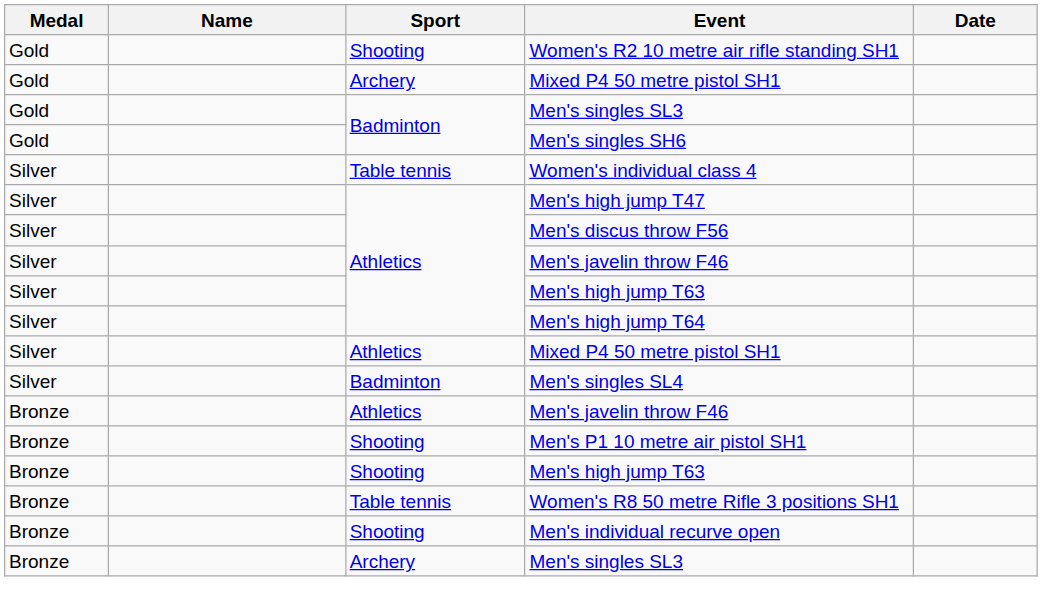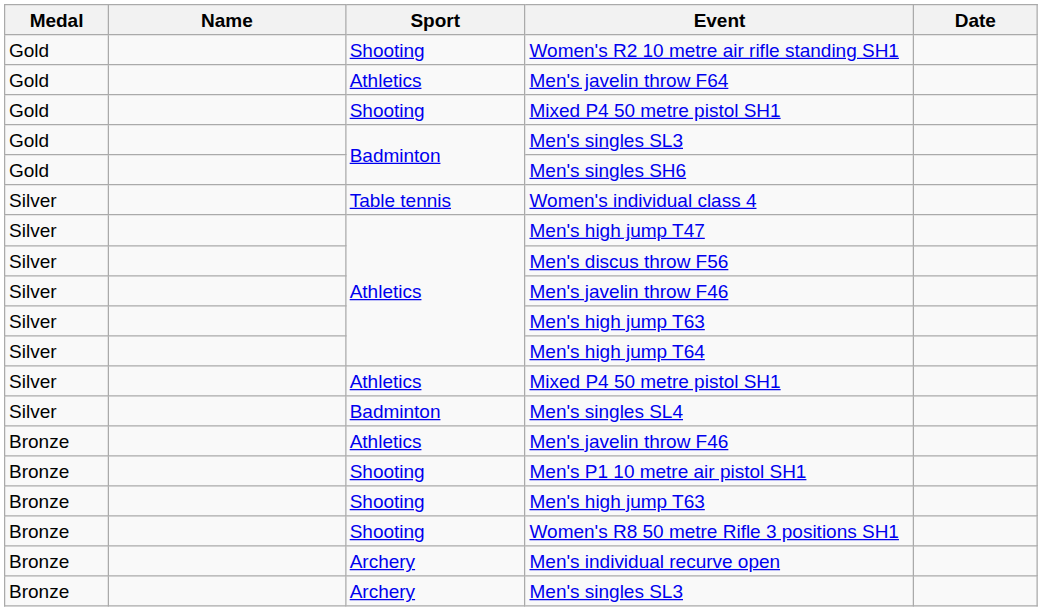+ row: (29, 80)
(382, 80) Archery -> (387, 110) Shooting
(400, 501) Table tennis -> (387, 531) Shooting
(387, 531) Shooting -> (382, 561) Archery
